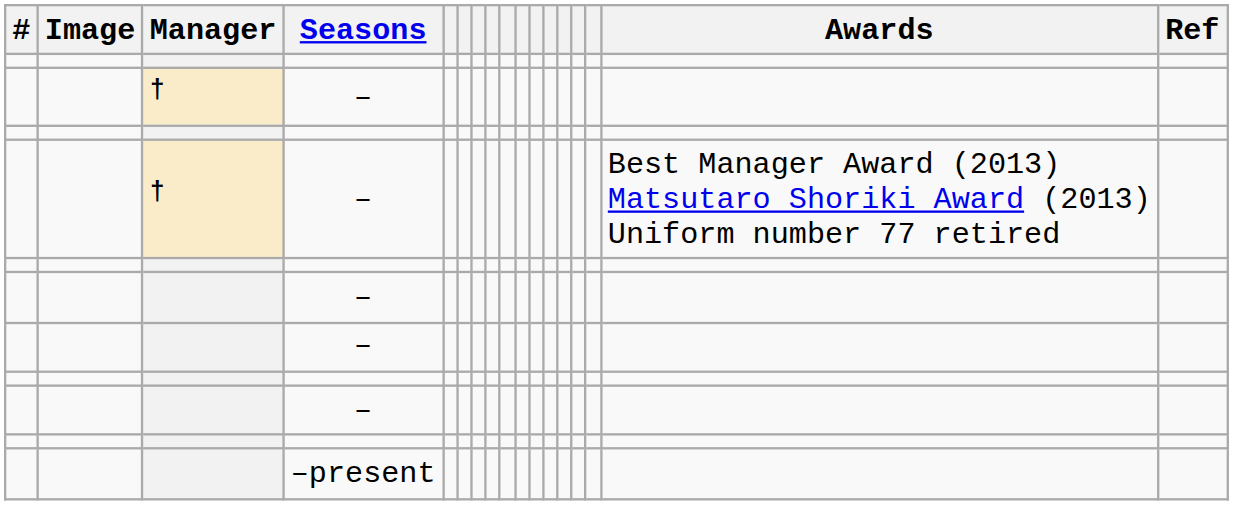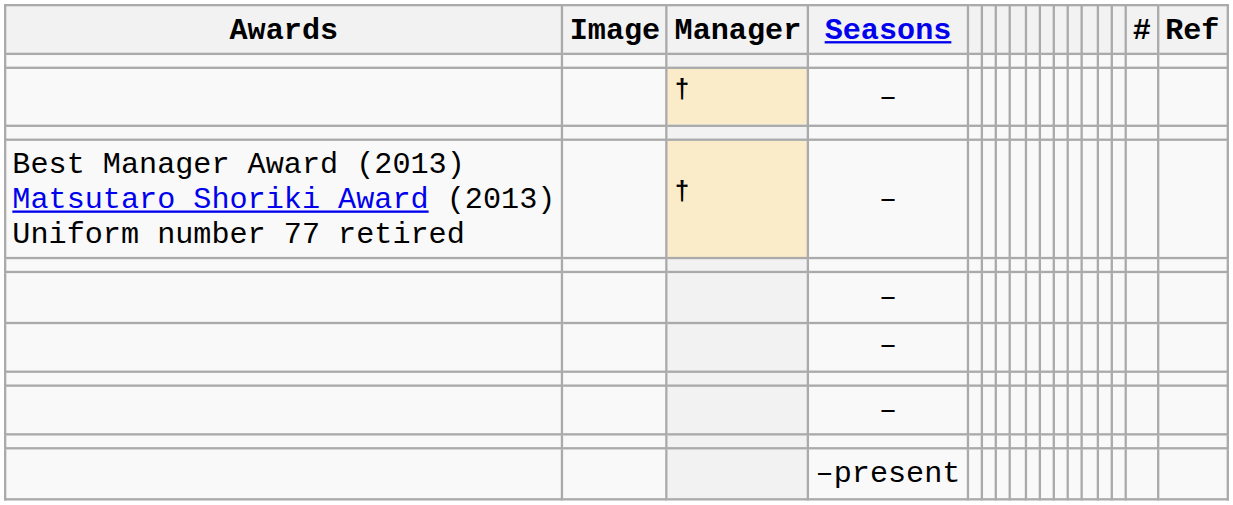columns swapped: (21, 30) <-> (879, 30)
